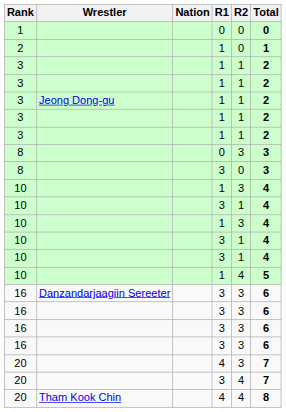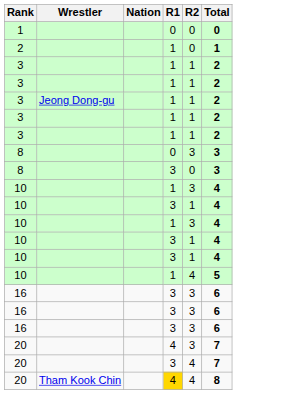- row: (20, 293)
(222, 398) no background -> (173, 380) gold background
